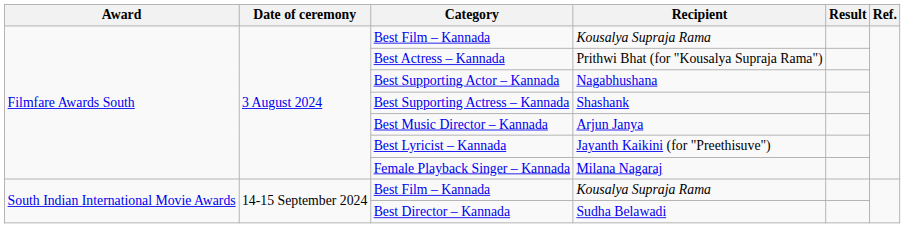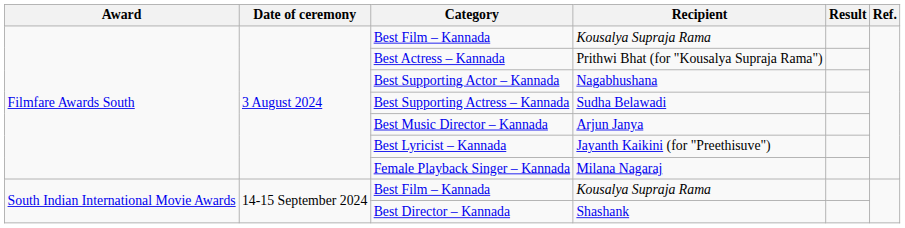(603, 102) Shashank -> (621, 102) Sudha Belawadi
(621, 211) Sudha Belawadi -> (603, 211) Shashank
